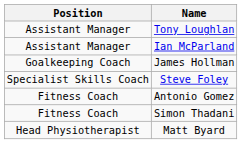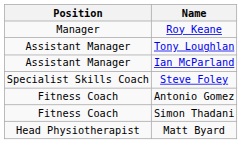+ row: (194, 30)
- row: (194, 63)
